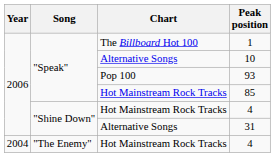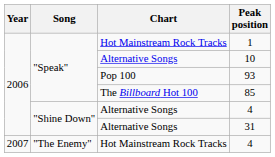(149, 42) The Billboard Hot 100 -> (163, 42) Hot Mainstream Rock Tracks
(163, 93) Hot Mainstream Rock Tracks -> (149, 93) The Billboard Hot 100
(163, 110) Hot Mainstream Rock Tracks -> (139, 110) Alternative Songs
(18, 144) 2004 -> (18, 144) 2007
